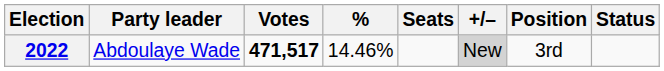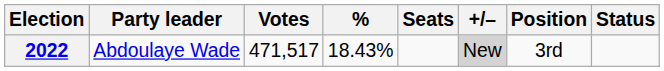(284, 50) bold -> (284, 50) normal
(361, 50) 14.46% -> (361, 50) 18.43%
